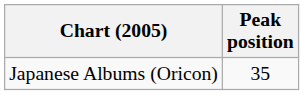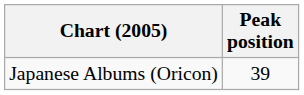(260, 73) 35 -> (260, 73) 39
